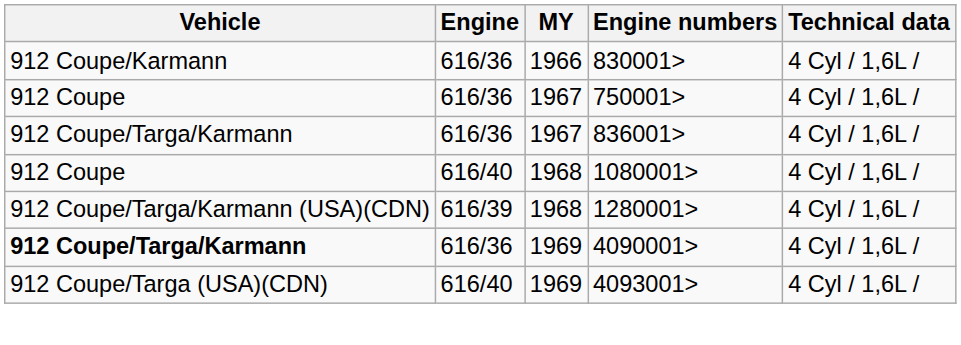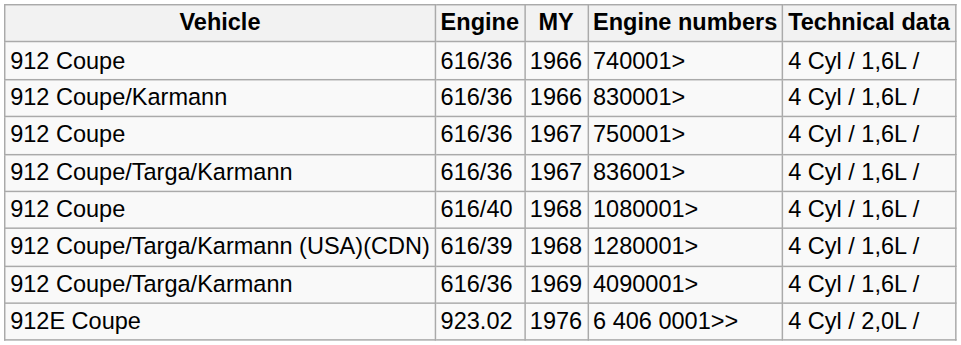+ row: (639, 60)
(158, 246) bold -> (151, 284) normal
- row: (646, 284)
+ row: (666, 321)
